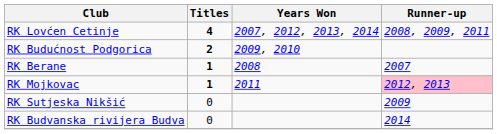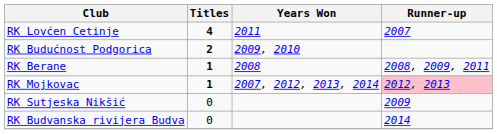(307, 31) 2007, 2012, 2013, 2014 -> (248, 31) 2011
(437, 31) 2008, 2009, 2011 -> (397, 31) 2007
(397, 67) 2007 -> (437, 67) 2008, 2009, 2011
(248, 85) 2011 -> (307, 85) 2007, 2012, 2013, 2014
